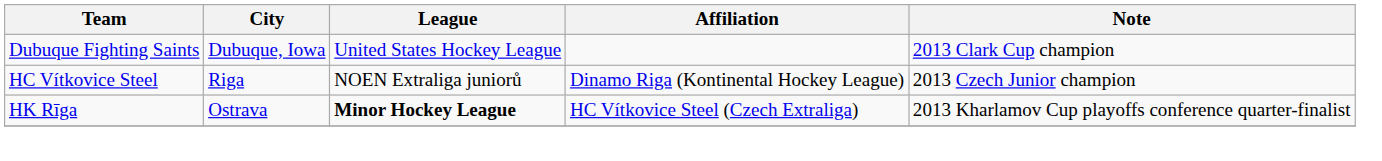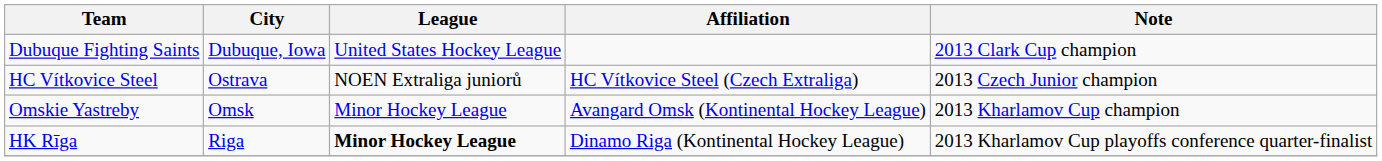(226, 79) Riga -> (238, 79) Ostrava
(737, 79) Dinamo Riga (Kontinental Hockey League) -> (714, 79) HC Vítkovice Steel (Czech Extraliga)
+ row: (74, 110)
(238, 110) Ostrava -> (226, 140) Riga
(714, 110) HC Vítkovice Steel (Czech Extraliga) -> (737, 140) Dinamo Riga (Kontinental Hockey League)
